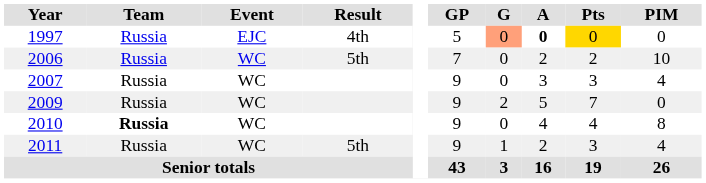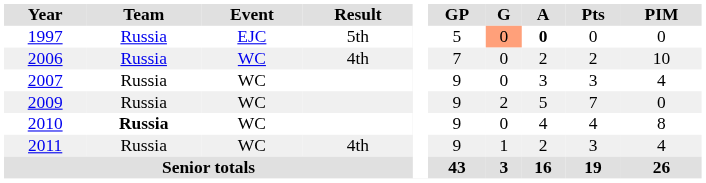(358, 36) 4th -> (358, 36) 5th
(593, 36) gold background -> (593, 36) no background
(358, 58) 5th -> (358, 58) 4th
(358, 145) 5th -> (358, 145) 4th
